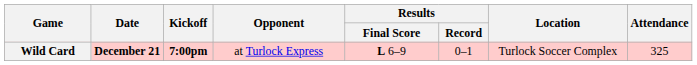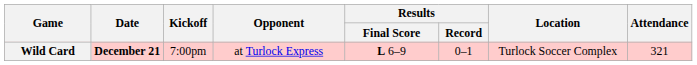(188, 51) bold -> (188, 51) normal
(660, 51) 325 -> (660, 51) 321
